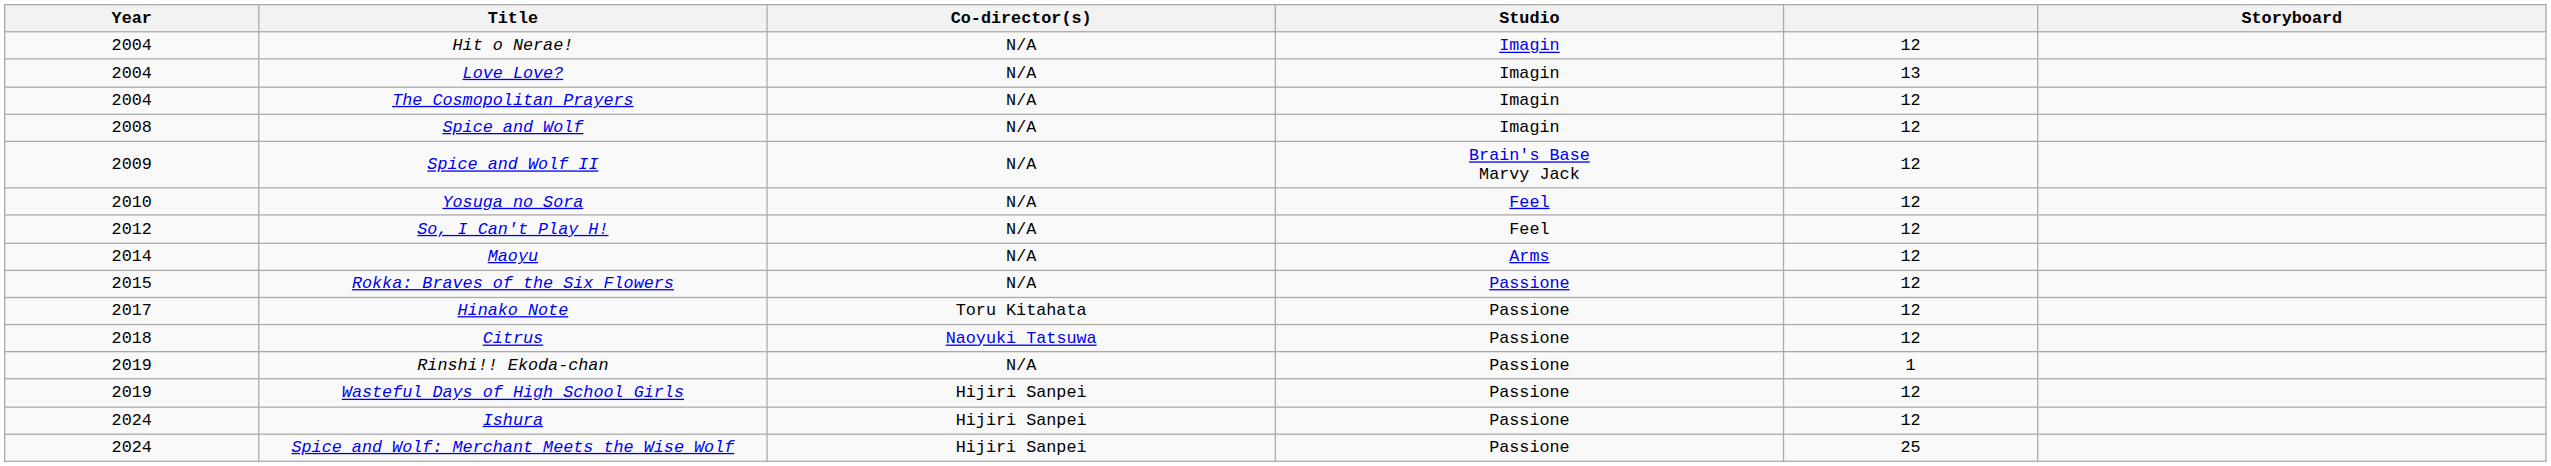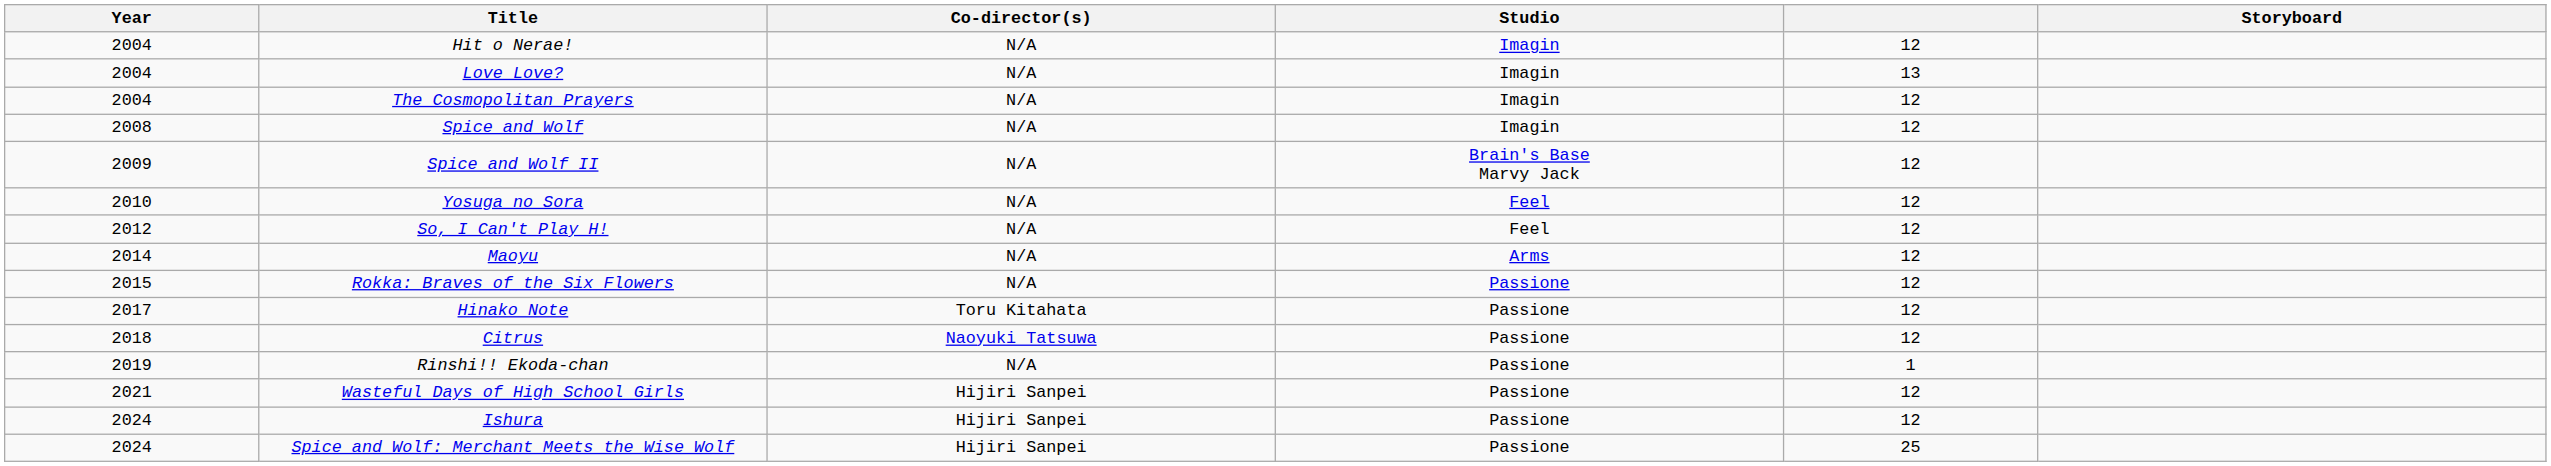(132, 393) 2019 -> (132, 393) 2021
